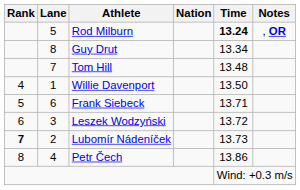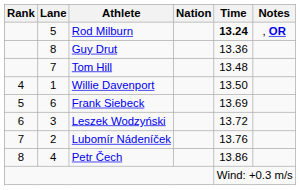(234, 49) 13.34 -> (234, 49) 13.36
(234, 103) 13.71 -> (234, 103) 13.69
(21, 139) bold -> (21, 139) normal
(234, 139) 13.73 -> (234, 139) 13.76
